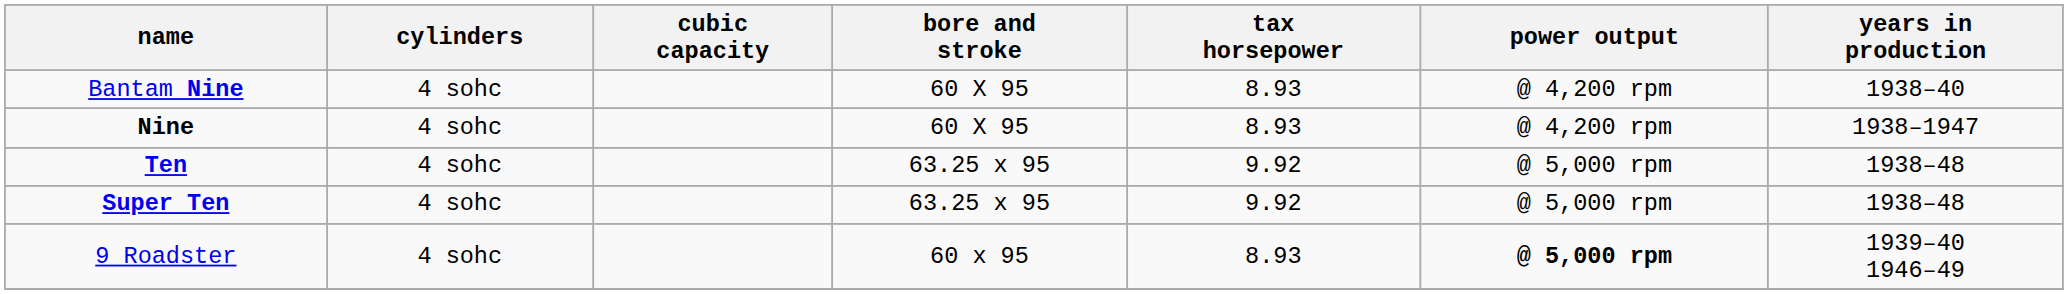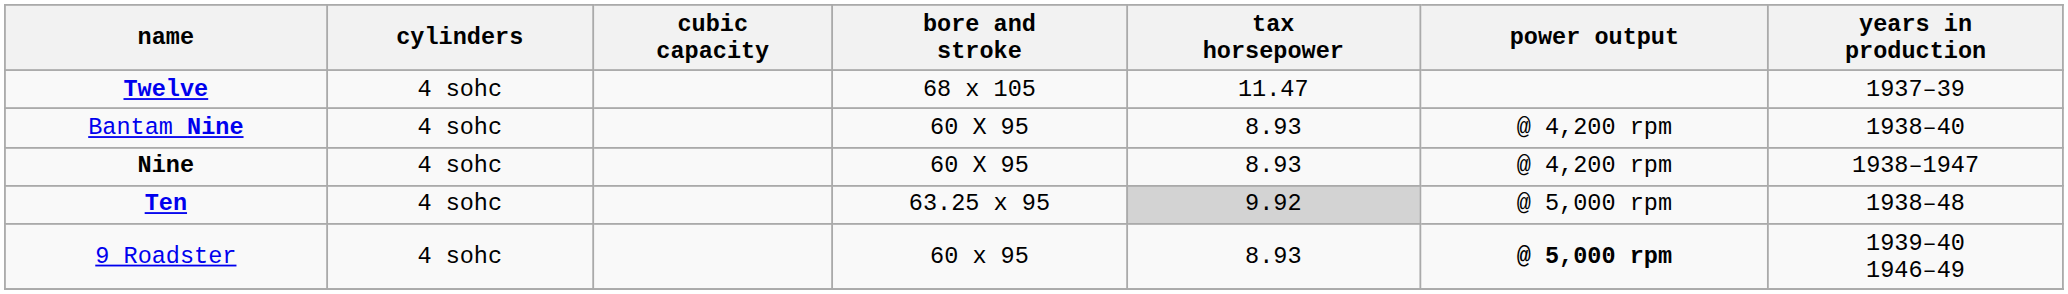+ row: (166, 90)
(1273, 166) no background -> (1273, 205) lightgrey background
- row: (166, 205)
